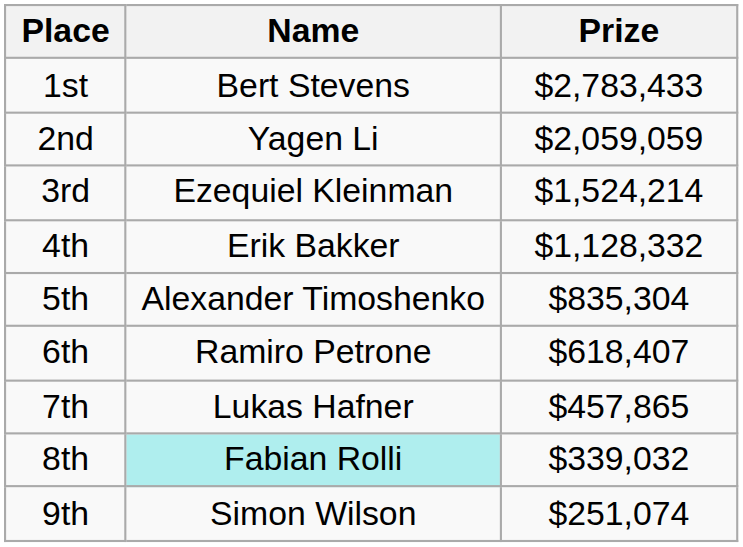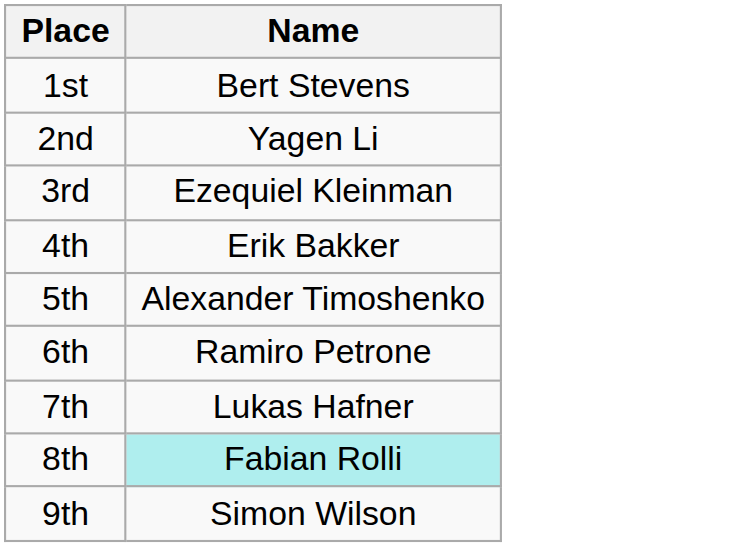- column: (619, 31)
